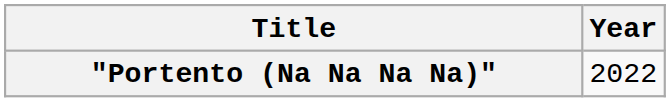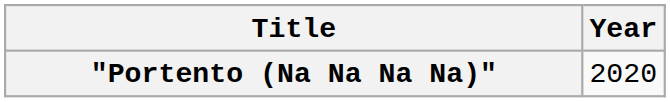(623, 74) 2022 -> (623, 74) 2020
